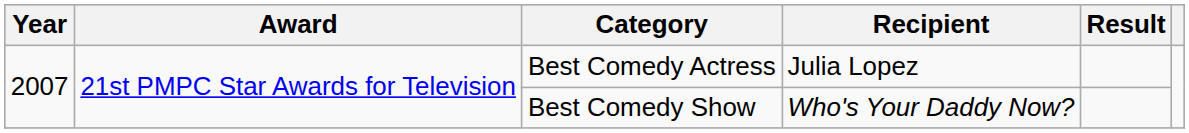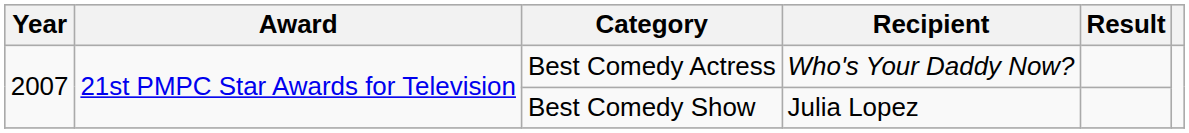(853, 66) Julia Lopez -> (931, 66) Who's Your Daddy Now?
(931, 107) Who's Your Daddy Now? -> (853, 107) Julia Lopez
